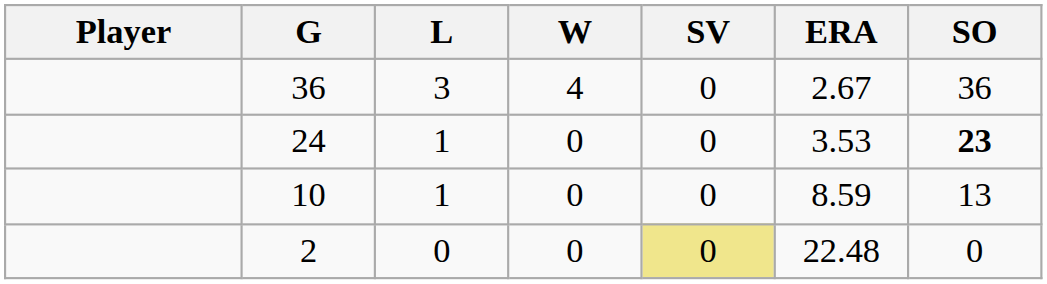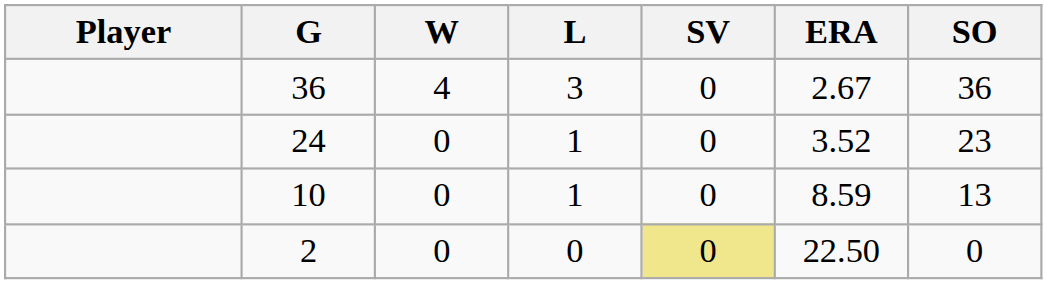columns swapped: (575, 31) <-> (442, 31)
(841, 140) 3.53 -> (841, 140) 3.52
(975, 140) bold -> (975, 140) normal
(841, 250) 22.48 -> (841, 250) 22.50
